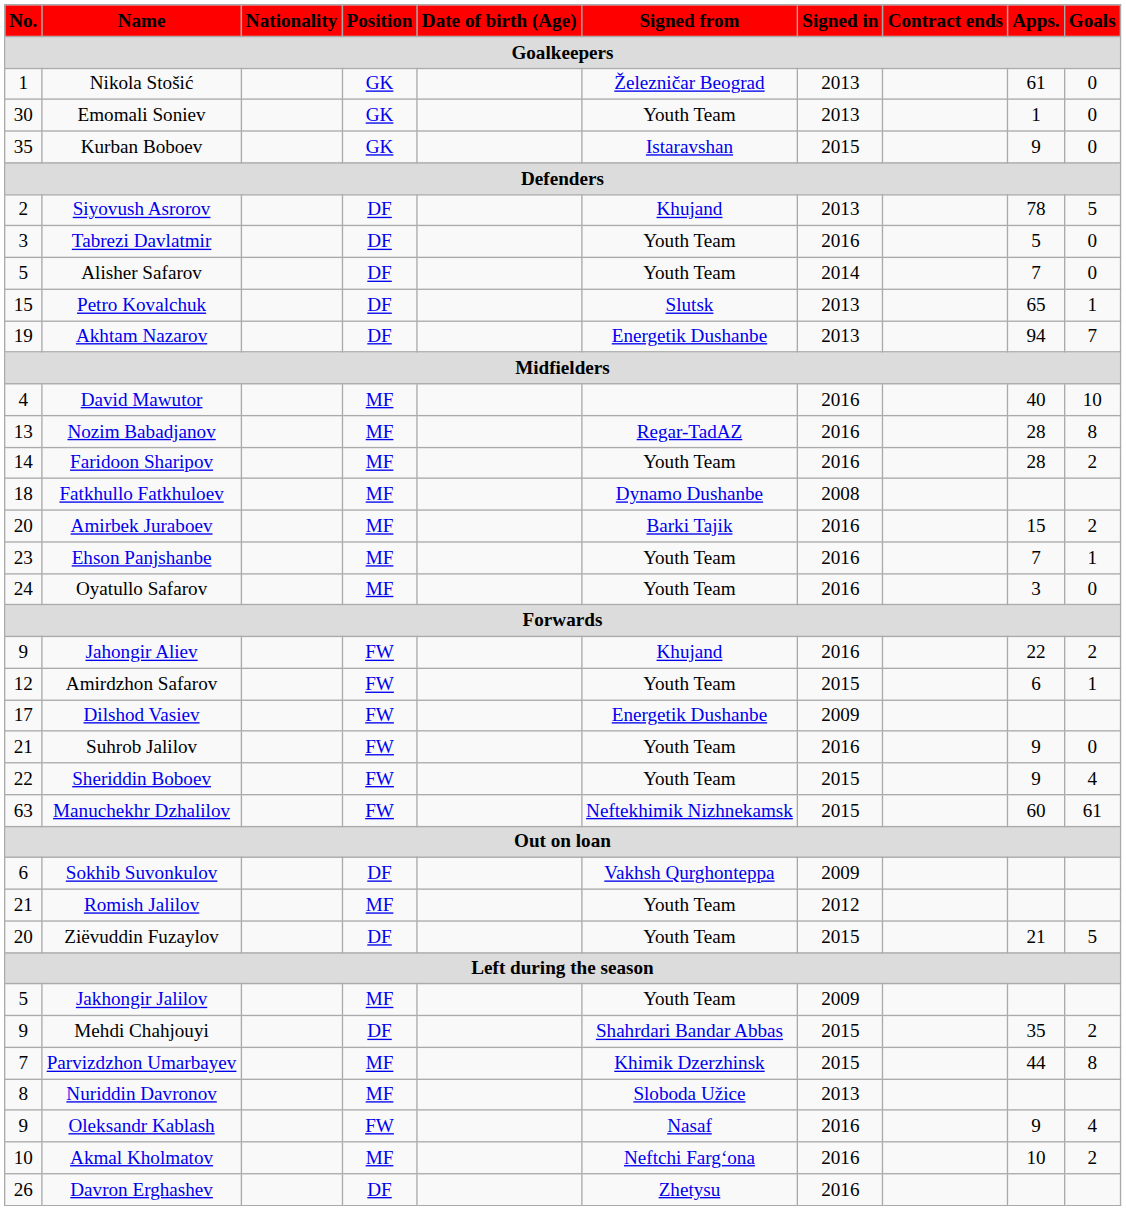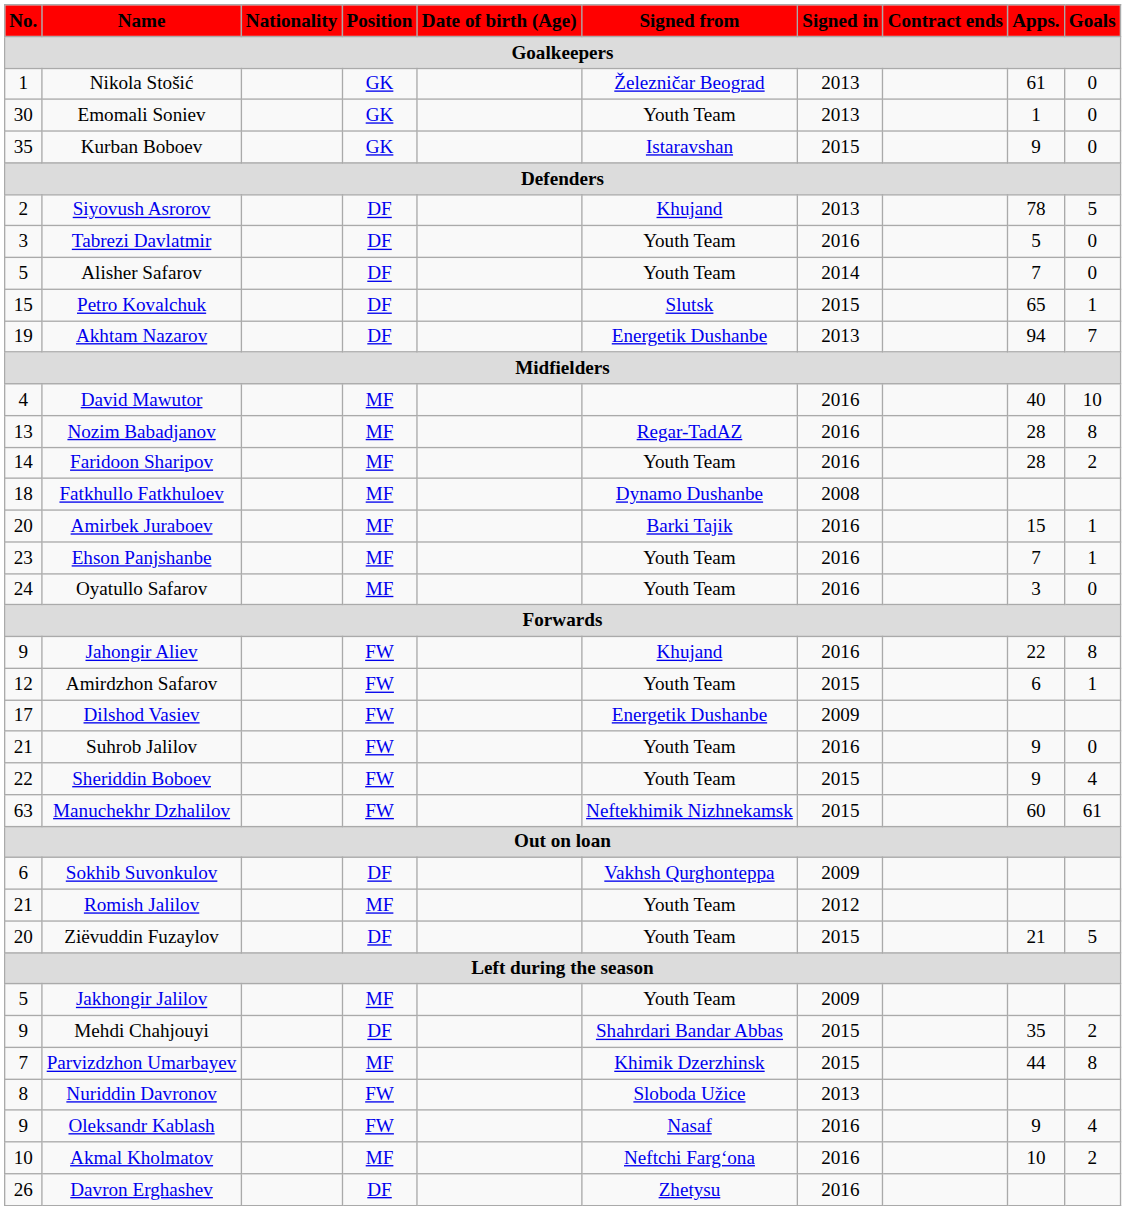(840, 304) 2013 -> (840, 304) 2015
(1092, 526) 2 -> (1092, 526) 1
(1092, 652) 2 -> (1092, 652) 8
(380, 1094) MF -> (380, 1094) FW
